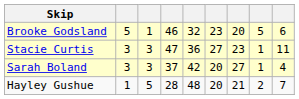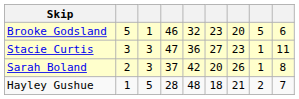(127, 67) 3 -> (127, 67) 2
(238, 67) 27 -> (238, 67) 26
(283, 67) 4 -> (283, 67) 8
(216, 85) 20 -> (216, 85) 18
